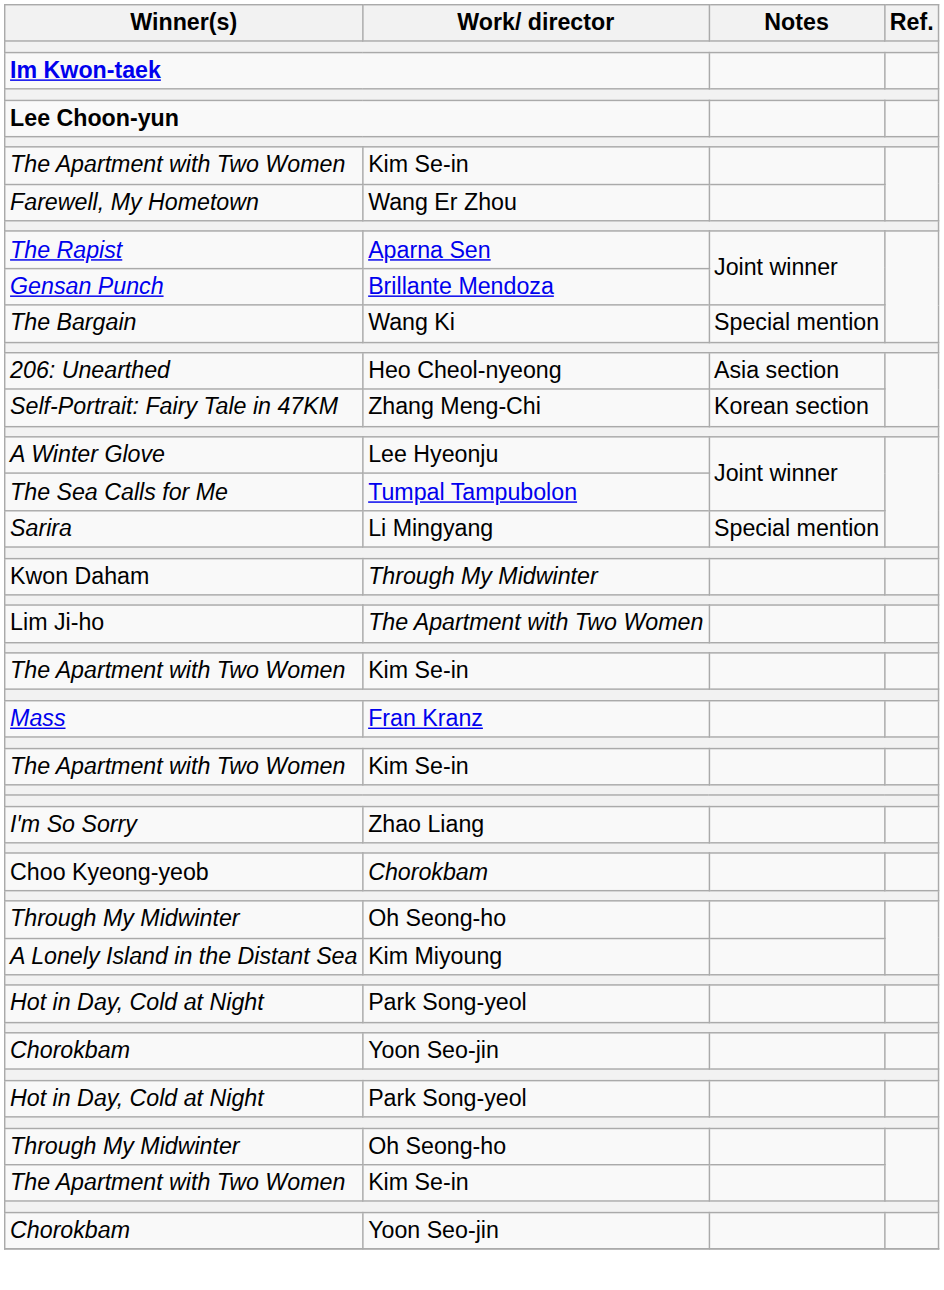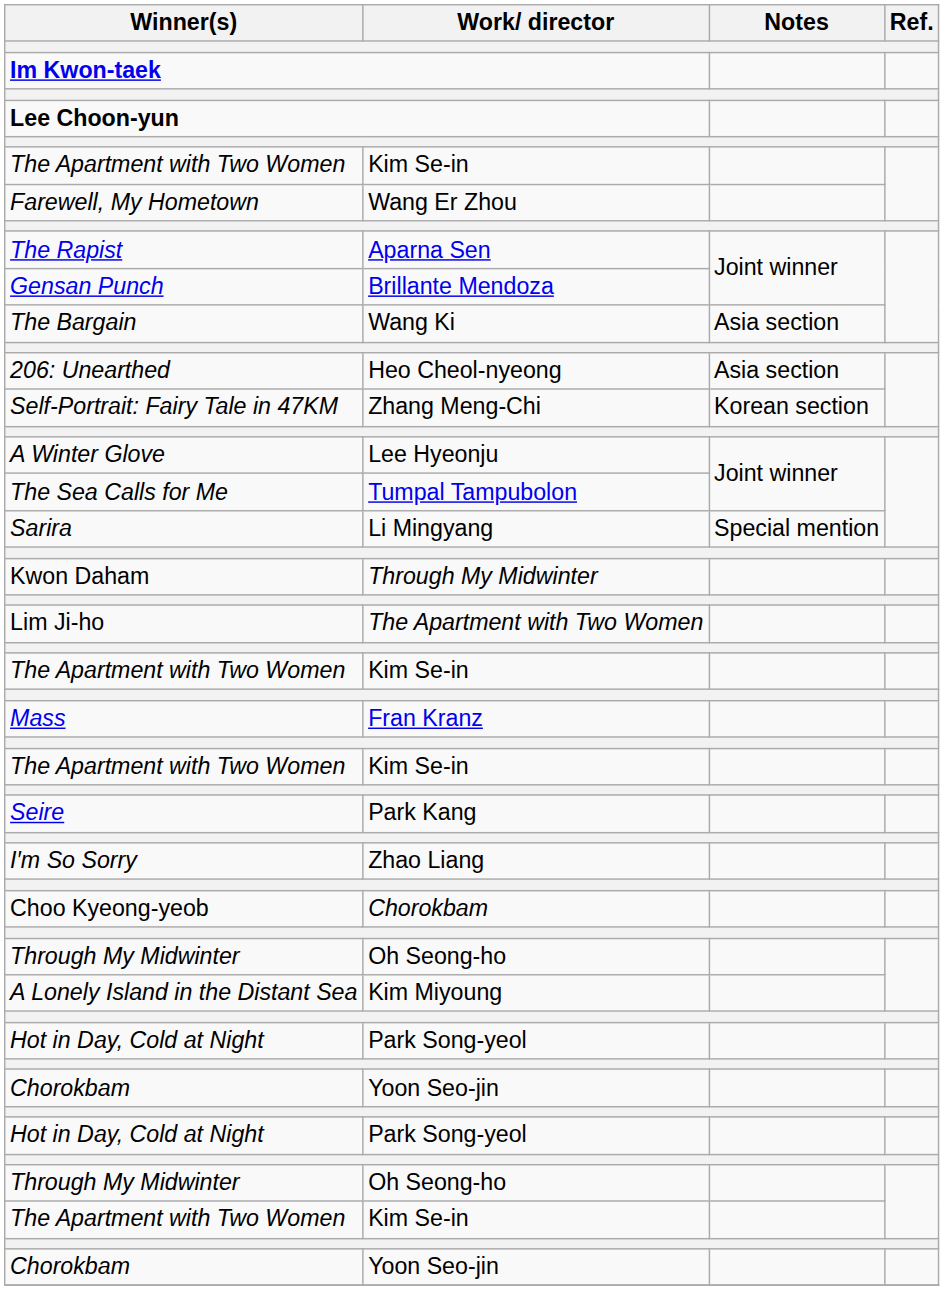(797, 323) Special mention -> (777, 323) Asia section
+ row: (37, 813)
